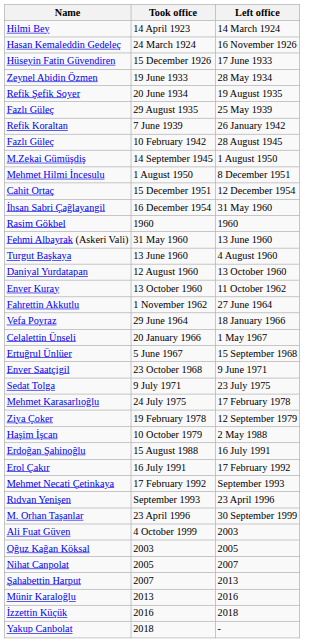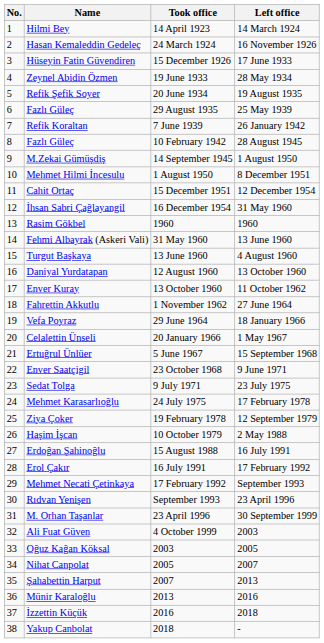+ column: (14, 12)
